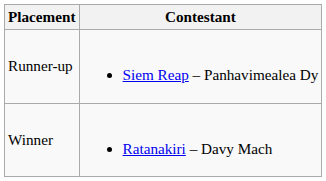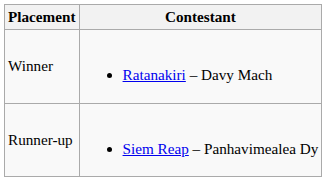rows swapped: (30, 139) <-> (40, 66)
